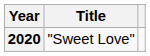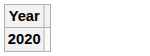- column: (91, 16)
